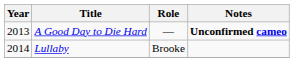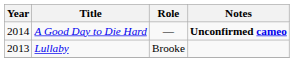(18, 31) 2013 -> (18, 31) 2014
(18, 48) 2014 -> (18, 48) 2013
